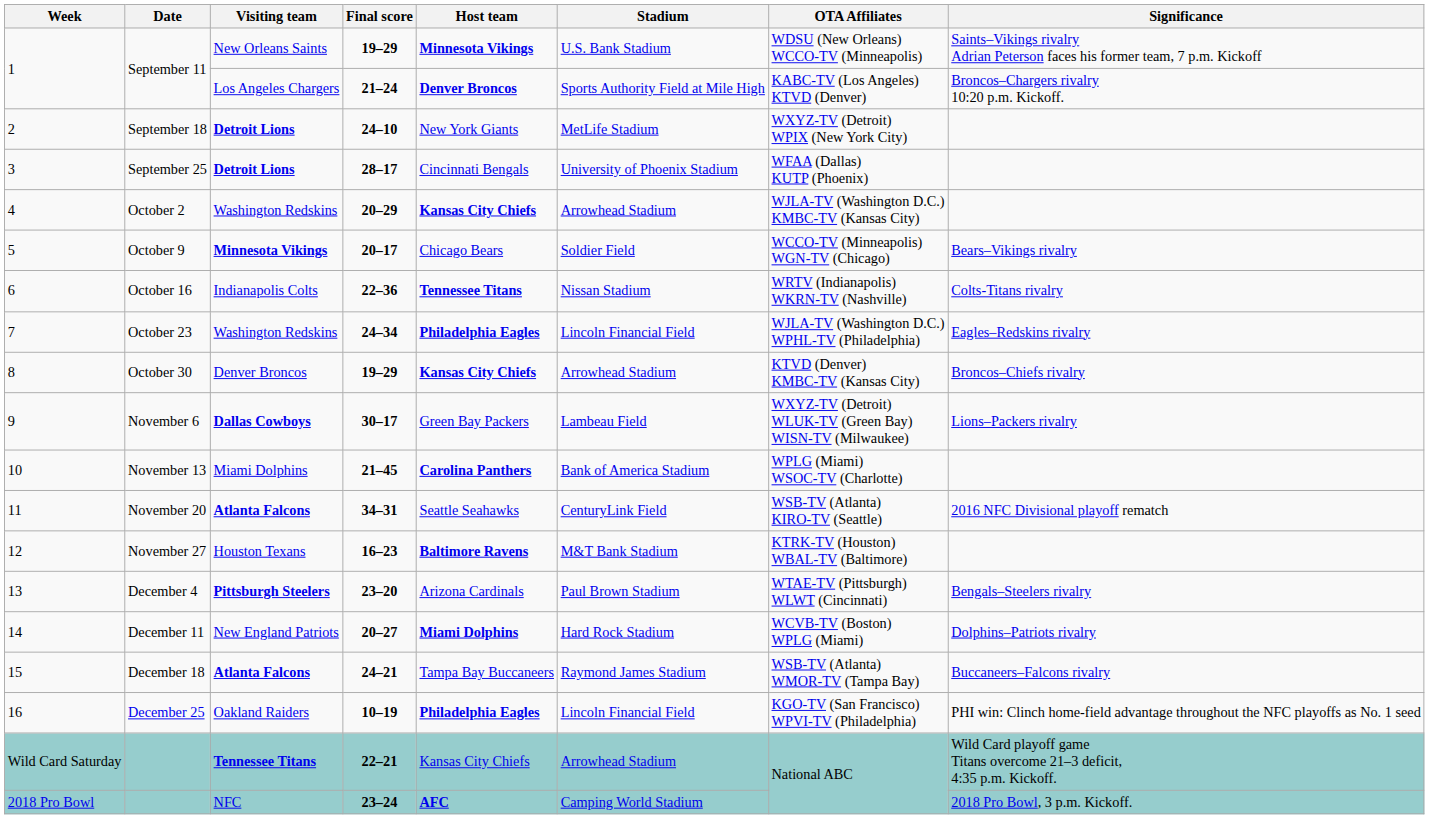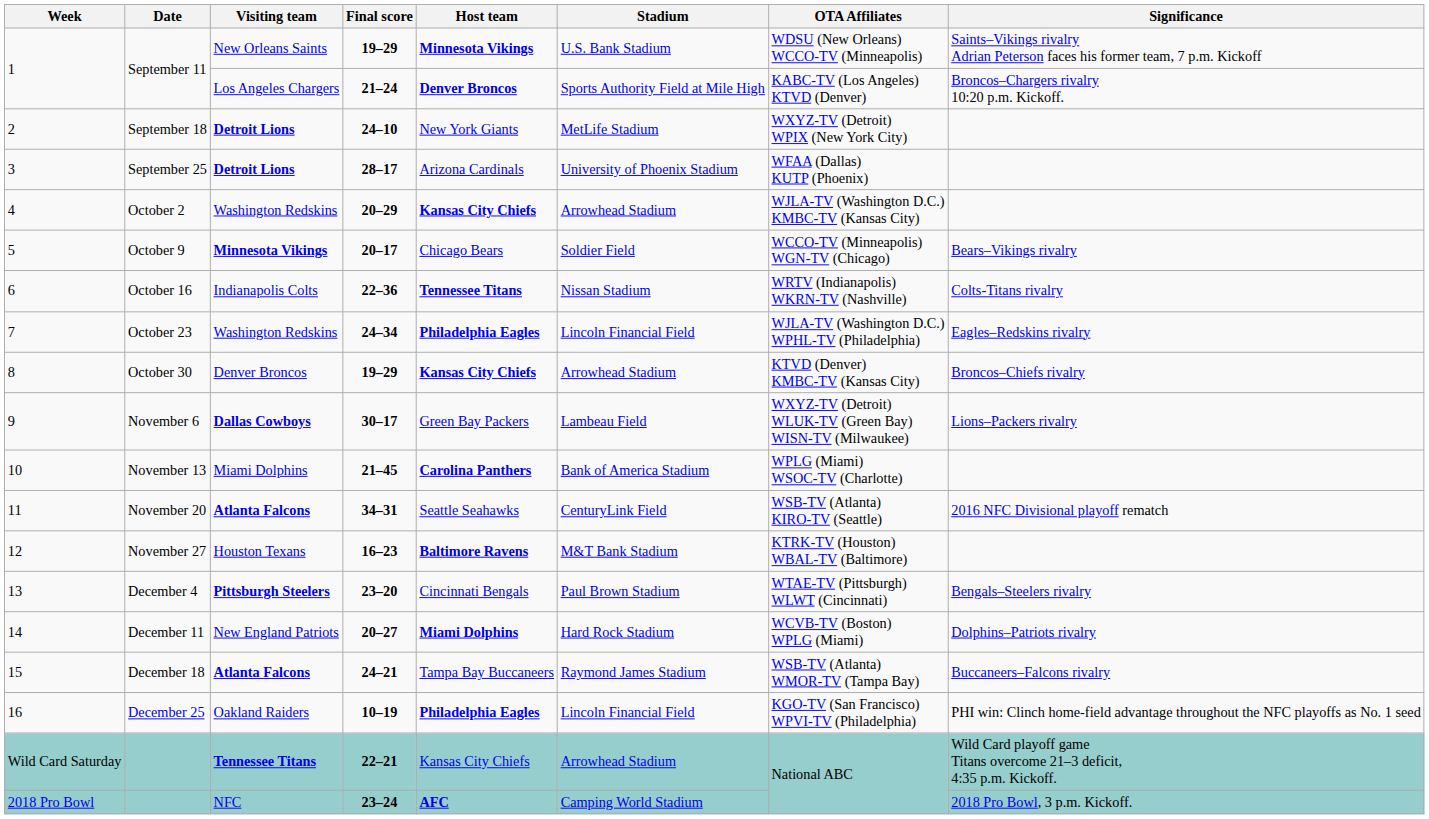(474, 169) Cincinnati Bengals -> (472, 169) Arizona Cardinals
(472, 591) Arizona Cardinals -> (474, 591) Cincinnati Bengals
